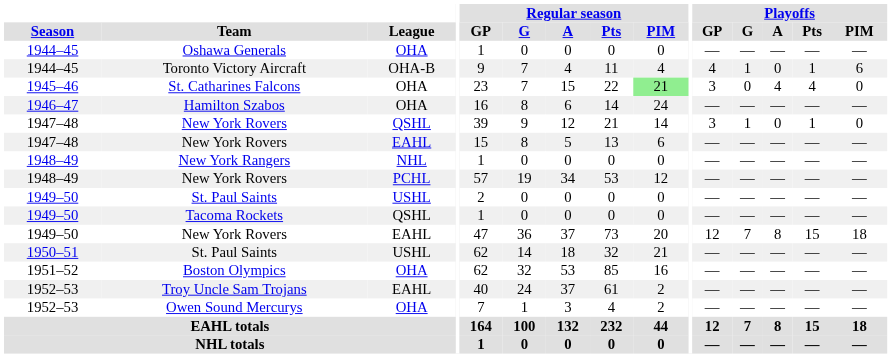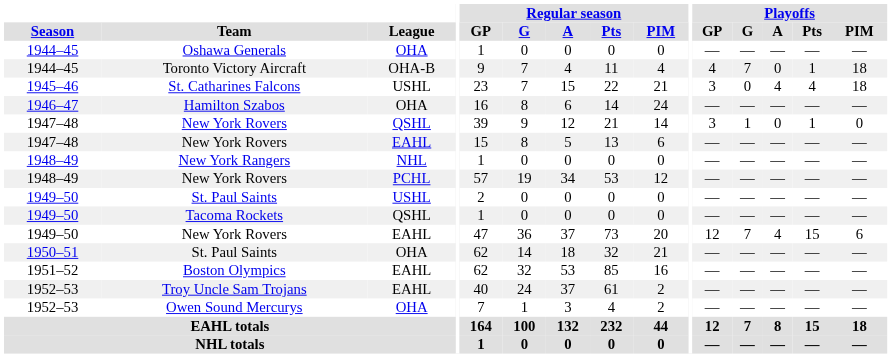(747, 68) 1 -> (747, 68) 7
(859, 68) 6 -> (859, 68) 18
(412, 86) OHA -> (412, 86) USHL
(661, 86) lightgreen background -> (661, 86) no background
(859, 86) 0 -> (859, 86) 18
(778, 234) 8 -> (778, 234) 4
(859, 234) 18 -> (859, 234) 6
(412, 252) USHL -> (412, 252) OHA
(412, 270) OHA -> (412, 270) EAHL
